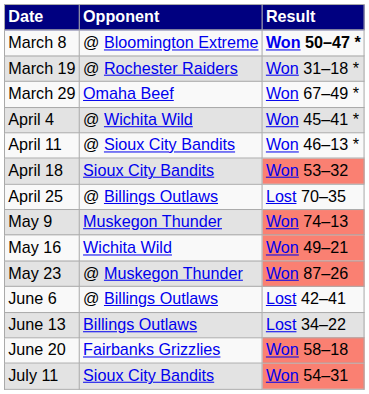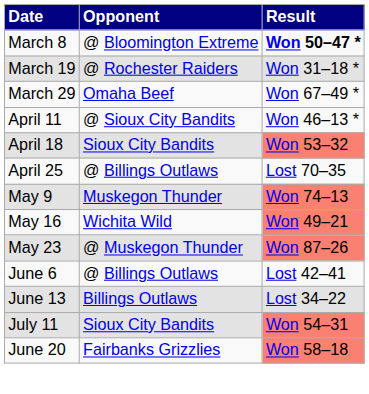- row: (31, 119)
rows swapped: (37, 350) <-> (33, 376)
